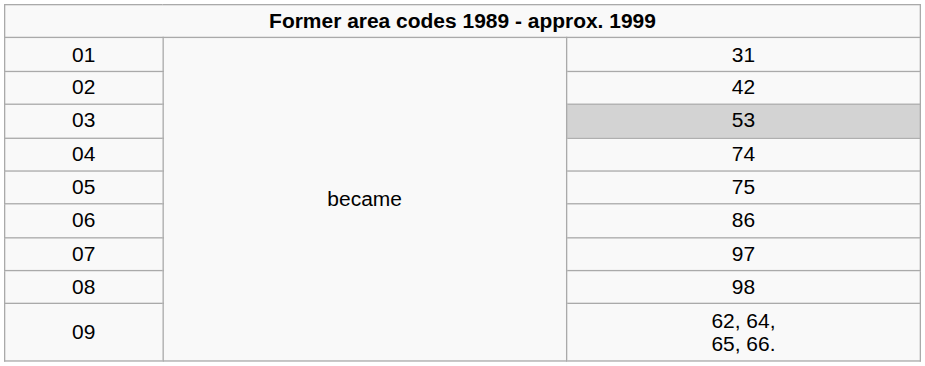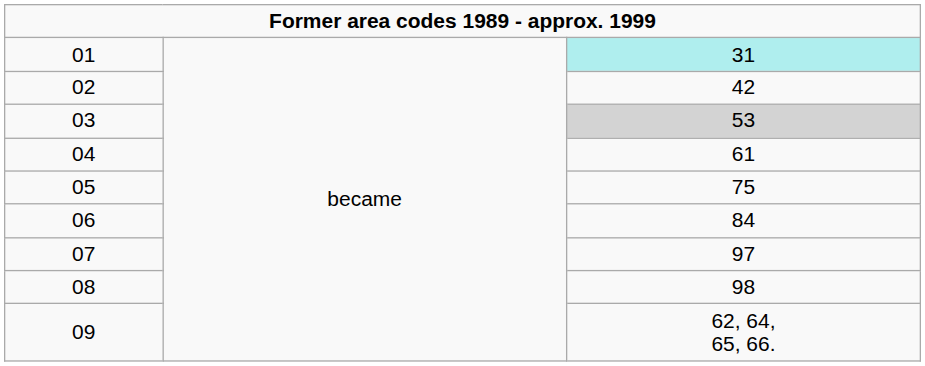(743, 54) no background -> (743, 54) paleturquoise background
(743, 154) 74 -> (743, 154) 61
(743, 220) 86 -> (743, 220) 84
